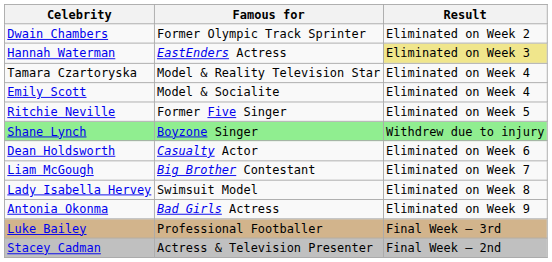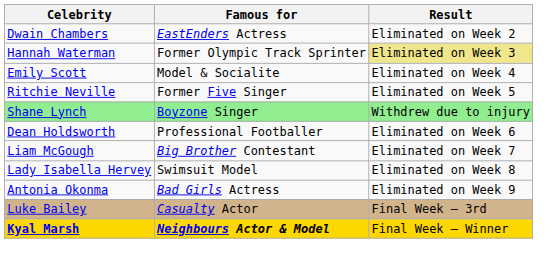(261, 34) Former Olympic Track Sprinter -> (222, 34) EastEnders Actress
(222, 53) EastEnders Actress -> (261, 53) Former Olympic Track Sprinter
- row: (72, 73)
(207, 151) Casualty Actor -> (240, 131) Professional Footballer
(240, 229) Professional Footballer -> (207, 209) Casualty Actor
- row: (54, 248)
+ row: (43, 229)
